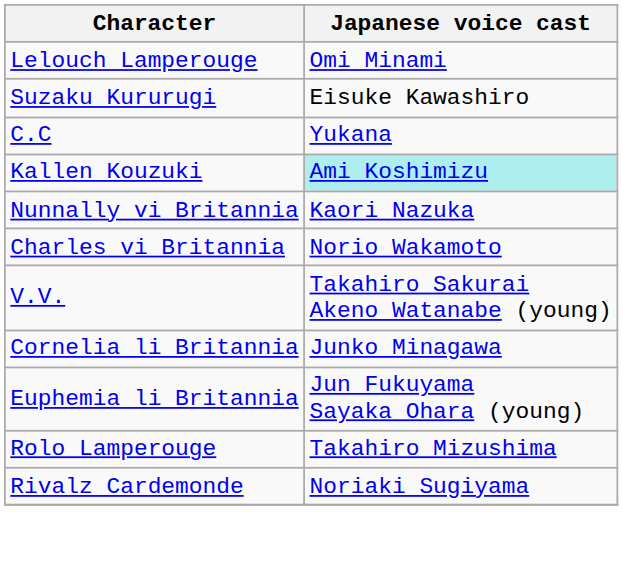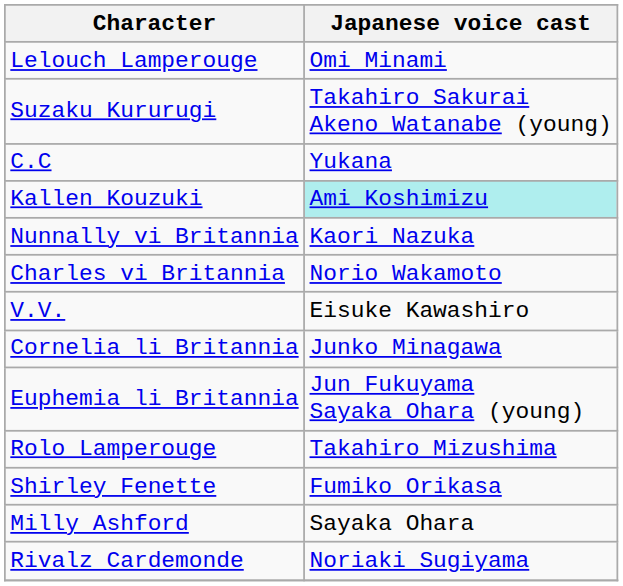(419, 98) Eisuke Kawashiro -> (461, 111) Takahiro Sakurai Akeno Watanabe (young)
(461, 298) Takahiro Sakurai Akeno Watanabe (young) -> (419, 311) Eisuke Kawashiro
+ row: (113, 487)
+ row: (100, 524)
